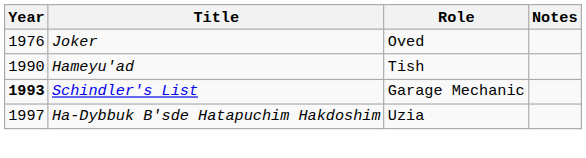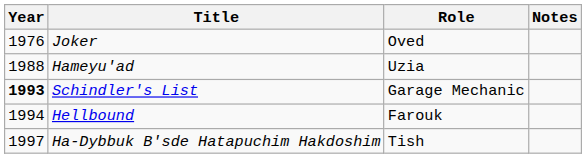(26, 67) 1990 -> (26, 67) 1988
(406, 67) Tish -> (406, 67) Uzia
+ row: (93, 116)
(406, 116) Uzia -> (406, 141) Tish
